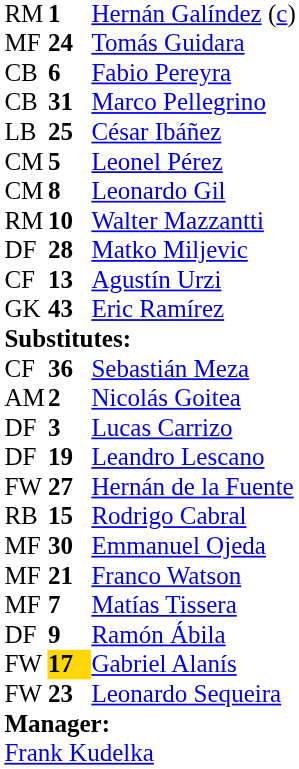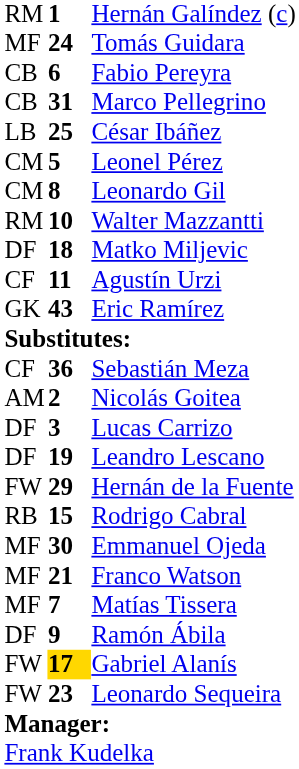(60, 250) 28 -> (60, 250) 18
(60, 279) 13 -> (60, 279) 11
(60, 486) 27 -> (60, 486) 29
